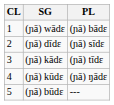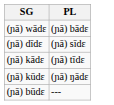- column: (14, 12)
